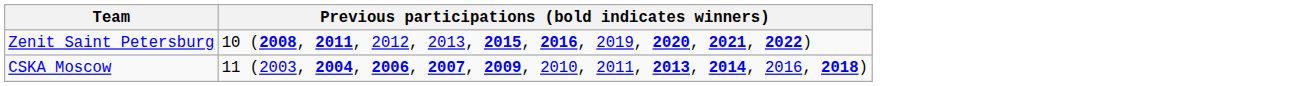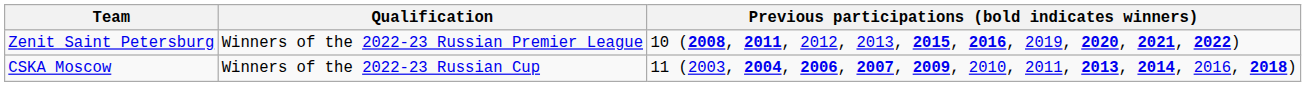+ column: (432, 17)
